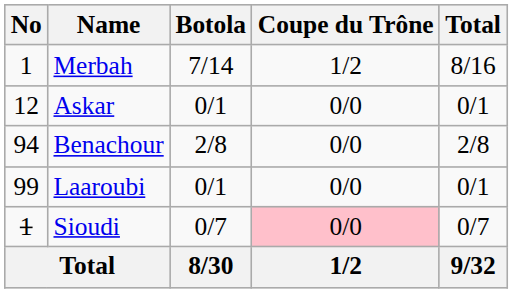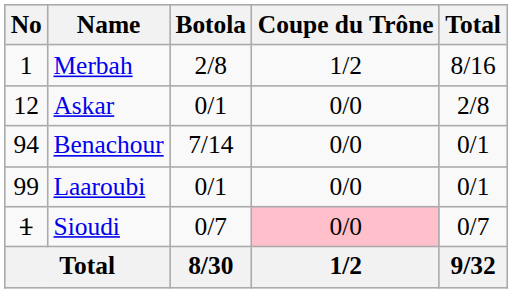(211, 65) 7/14 -> (211, 65) 2/8
(473, 105) 0/1 -> (473, 105) 2/8
(211, 145) 2/8 -> (211, 145) 7/14
(473, 145) 2/8 -> (473, 145) 0/1
